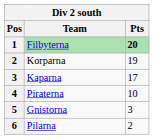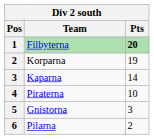(133, 77) 17 -> (133, 77) 14
